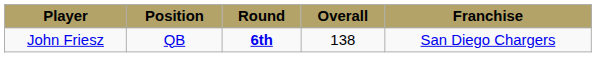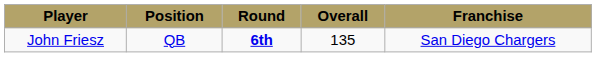(343, 39) 138 -> (343, 39) 135
